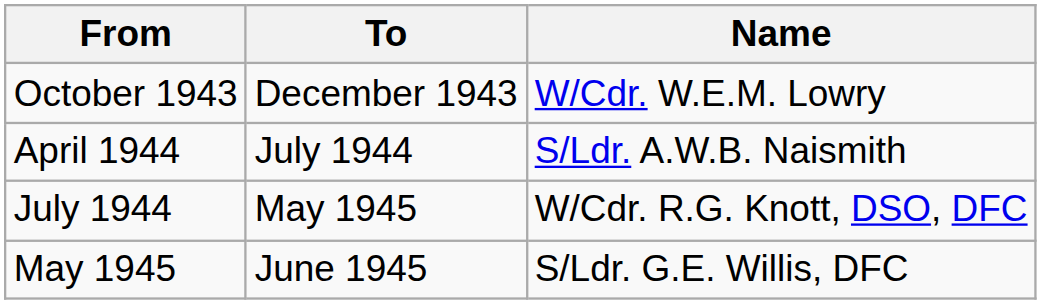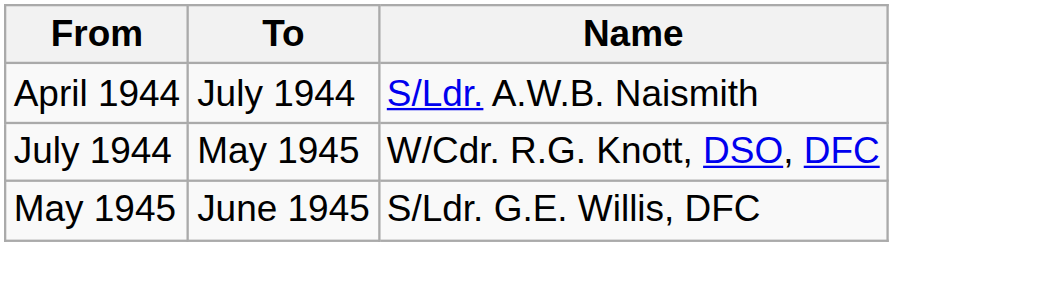- row: (126, 92)
